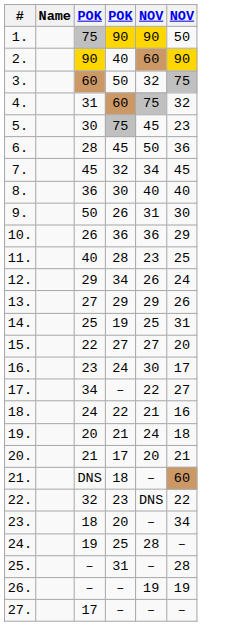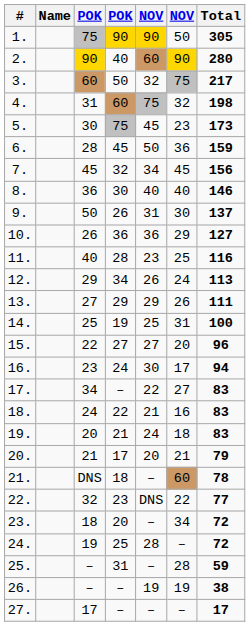+ column: (221, 16)
